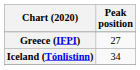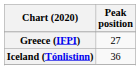(116, 56) 34 -> (116, 56) 36
